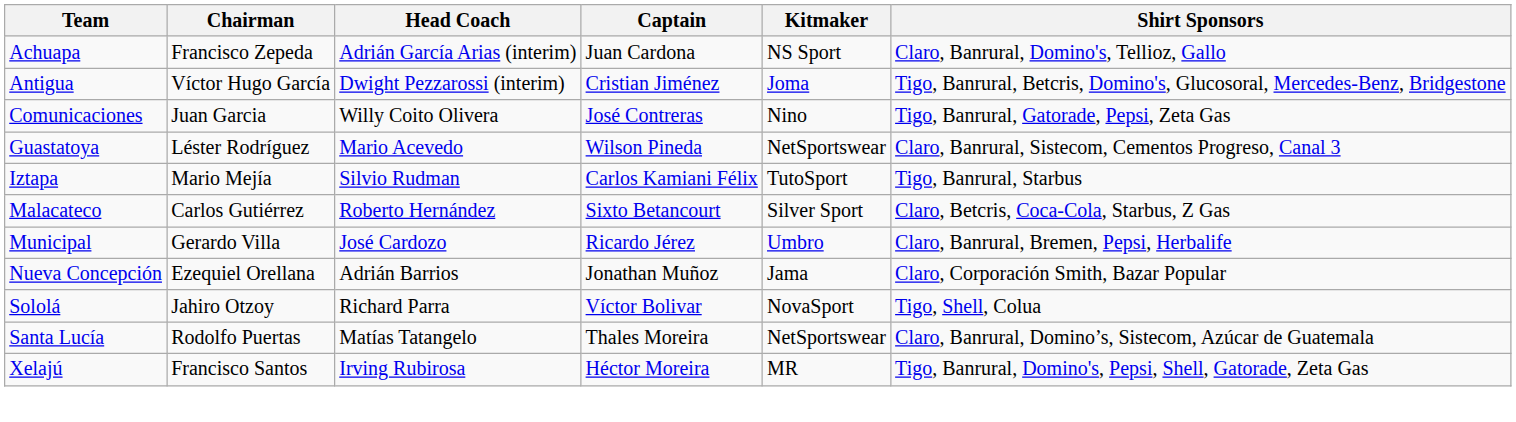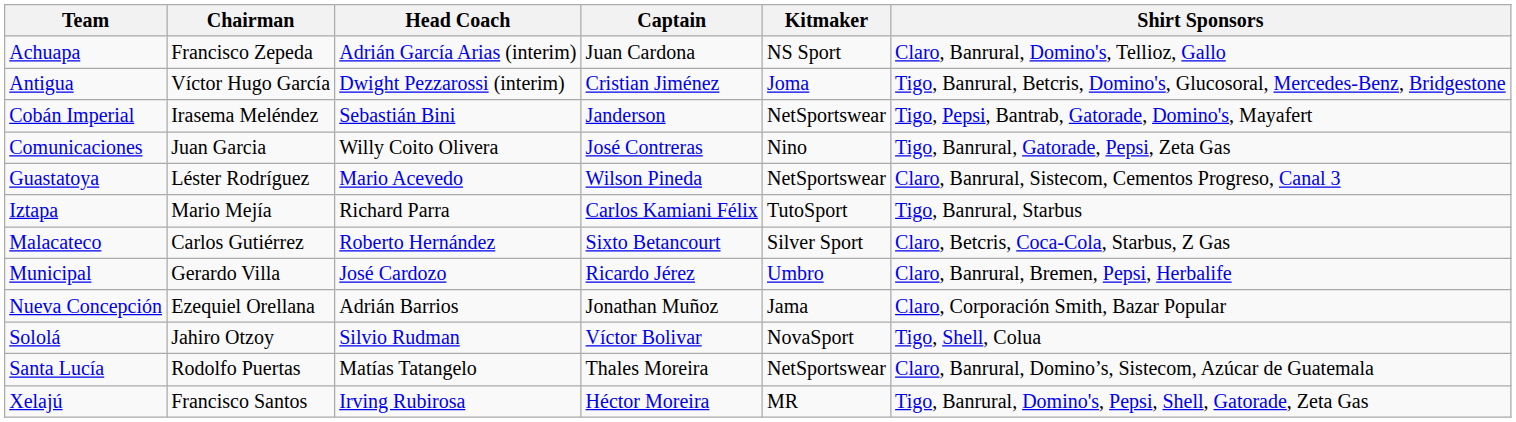+ row: (72, 115)
(400, 178) Silvio Rudman -> (394, 210) Richard Parra
(394, 305) Richard Parra -> (400, 337) Silvio Rudman
